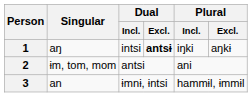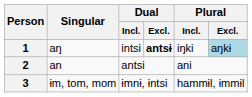(221, 48) no background -> (221, 48) lightblue background
(83, 65) ɨm, tom, mom -> (56, 65) an
(56, 83) an -> (83, 83) ɨm, tom, mom
